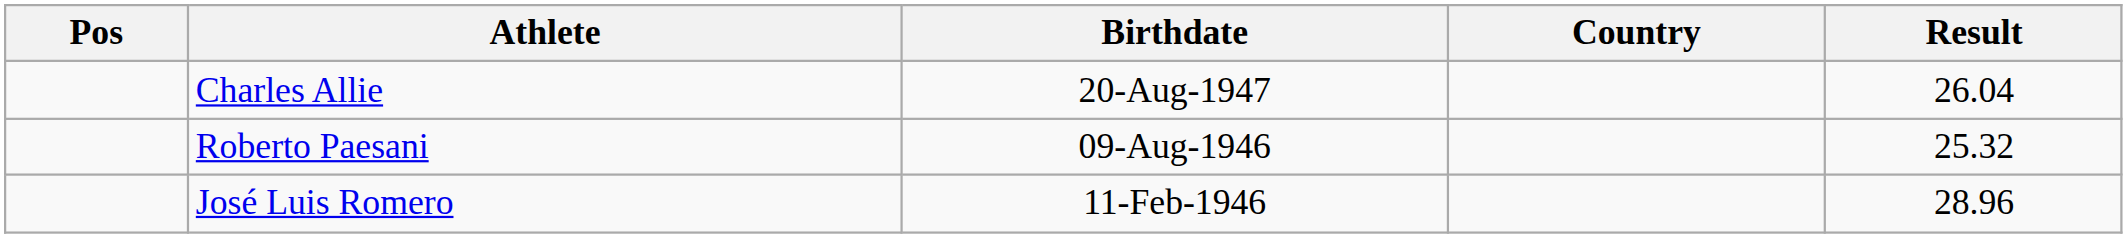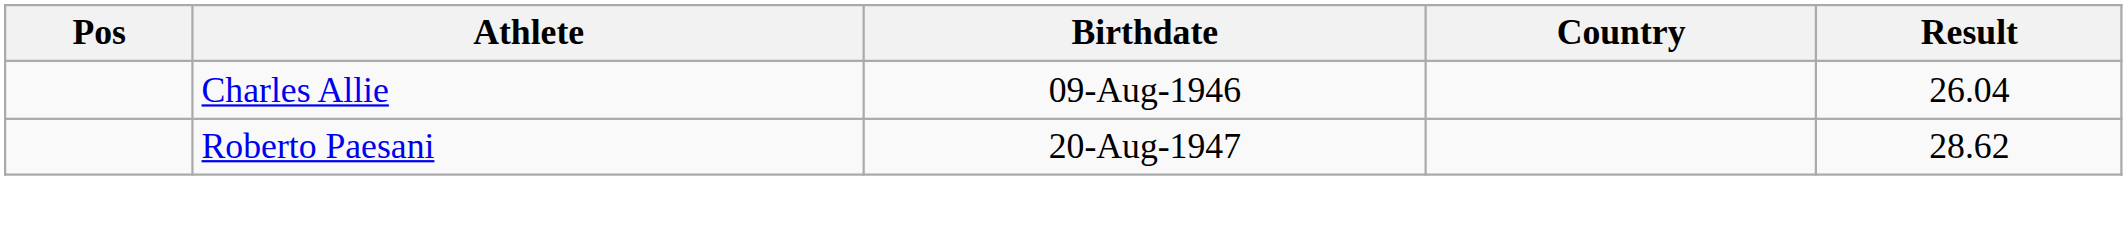(1175, 89) 20-Aug-1947 -> (1145, 89) 09-Aug-1946
(1175, 145) 09-Aug-1946 -> (1145, 145) 20-Aug-1947
(1974, 145) 25.32 -> (1969, 145) 28.62
- row: (325, 202)
